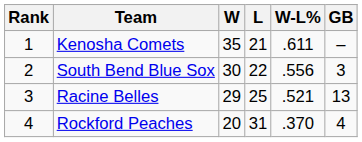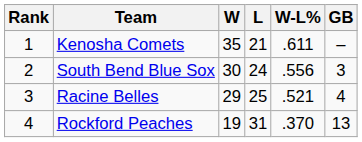(258, 70) 22 -> (258, 70) 24
(341, 96) 13 -> (341, 96) 4
(232, 123) 20 -> (232, 123) 19
(341, 123) 4 -> (341, 123) 13
